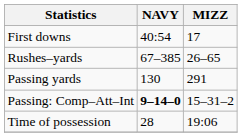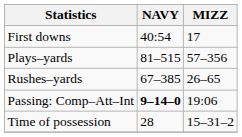+ row: (40, 57)
- row: (44, 79)
(210, 100) 15–31–2 -> (202, 100) 19:06
(202, 121) 19:06 -> (210, 121) 15–31–2
